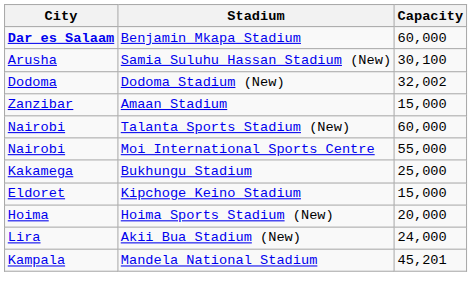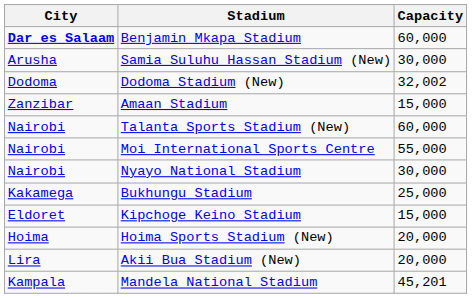(422, 60) 30,100 -> (422, 60) 30,000
+ row: (211, 171)
(422, 238) 24,000 -> (422, 260) 20,000
